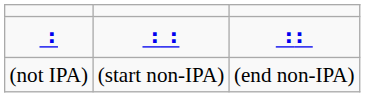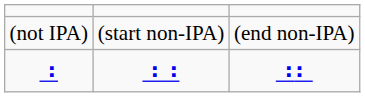rows swapped: (49, 37) <-> (49, 74)
